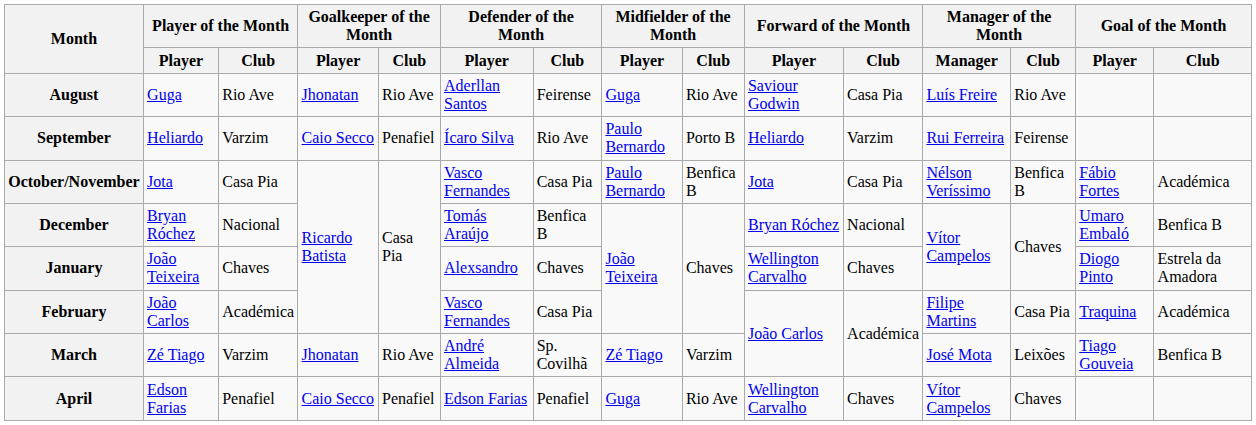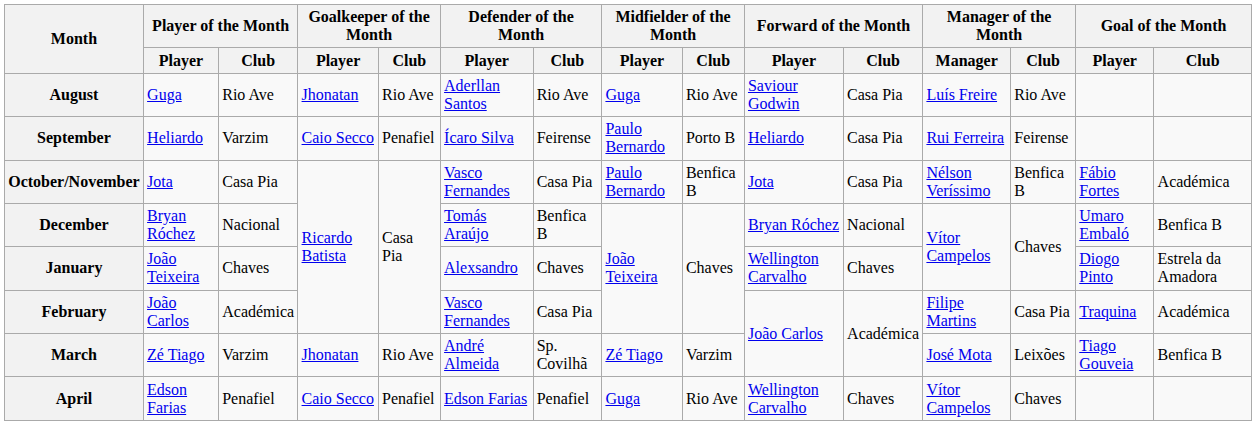(564, 94) Feirense -> (563, 94) Rio Ave
(563, 138) Rio Ave -> (564, 138) Feirense
(870, 138) Varzim -> (875, 138) Casa Pia
